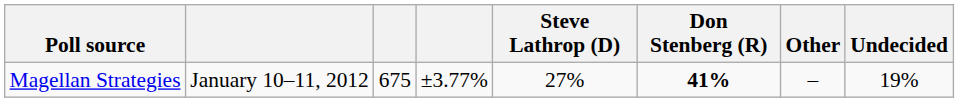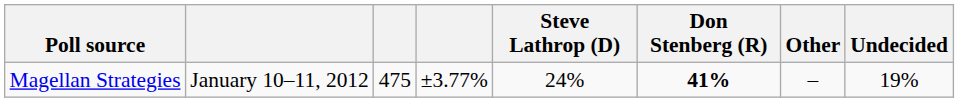(395, 79) 675 -> (395, 79) 475
(565, 79) 27% -> (565, 79) 24%
